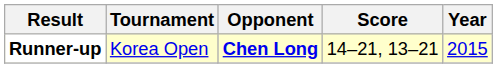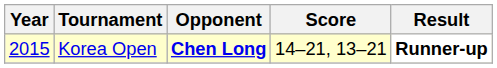columns swapped: (467, 19) <-> (55, 19)
